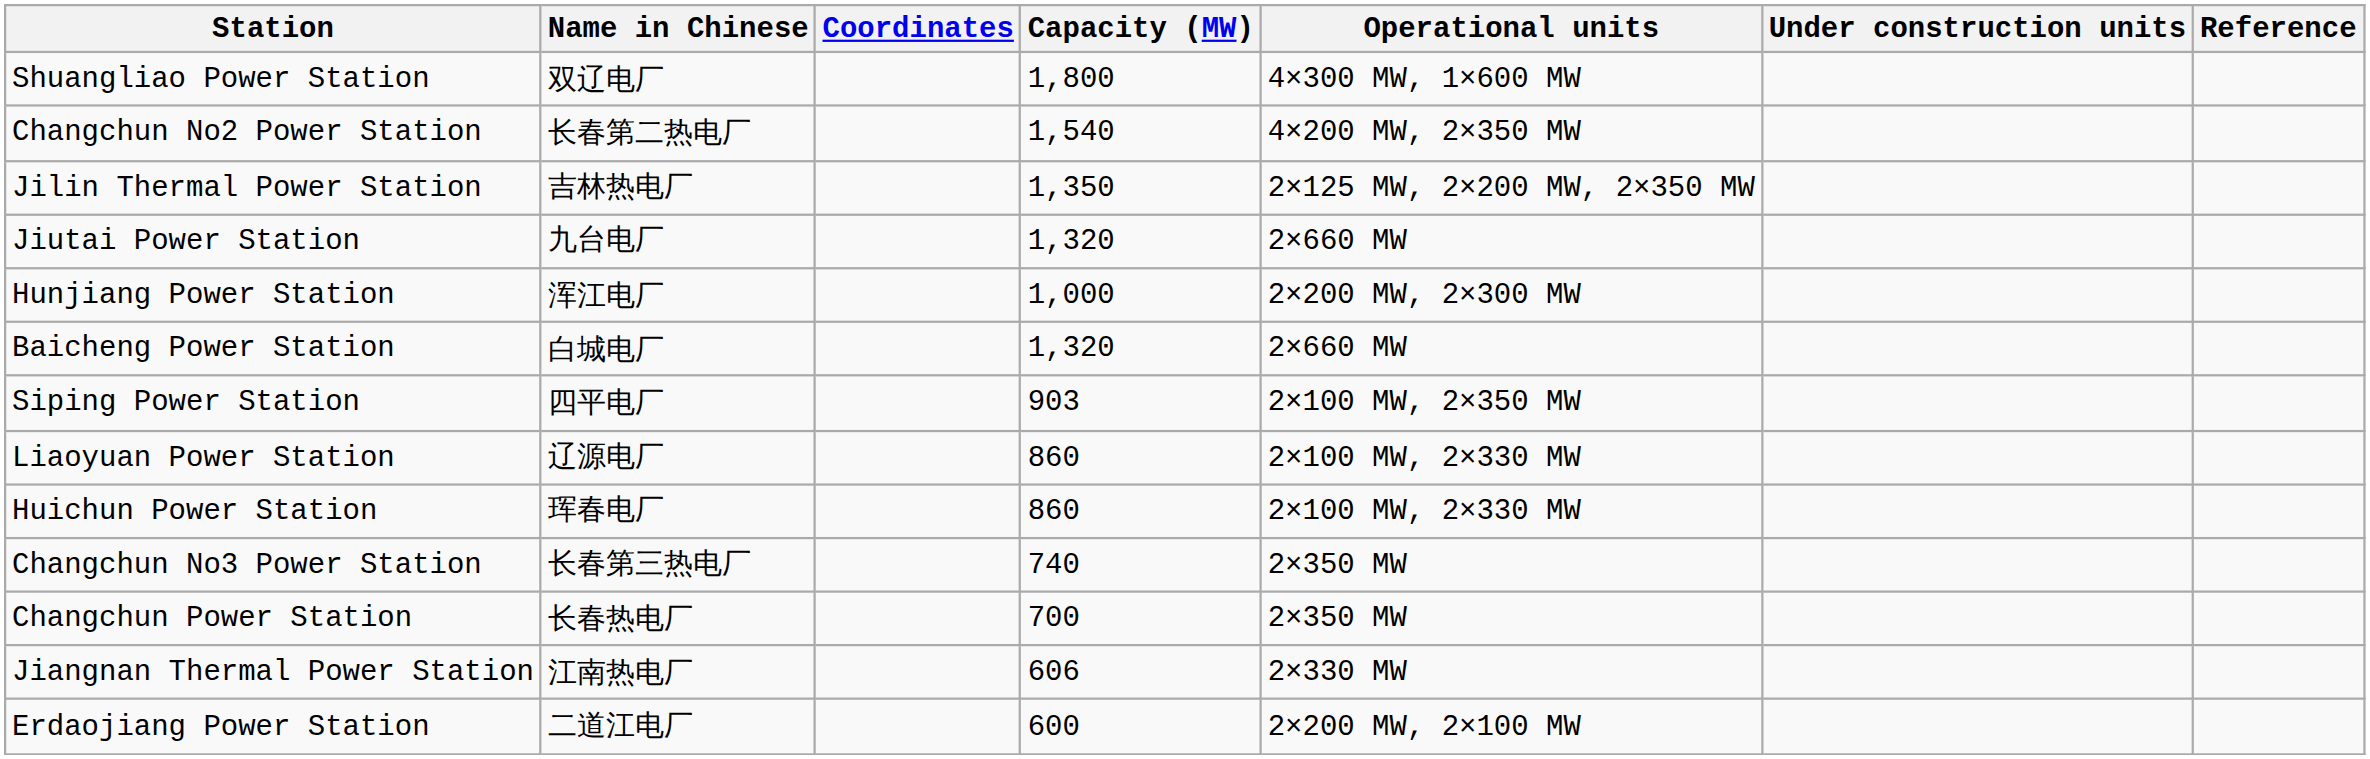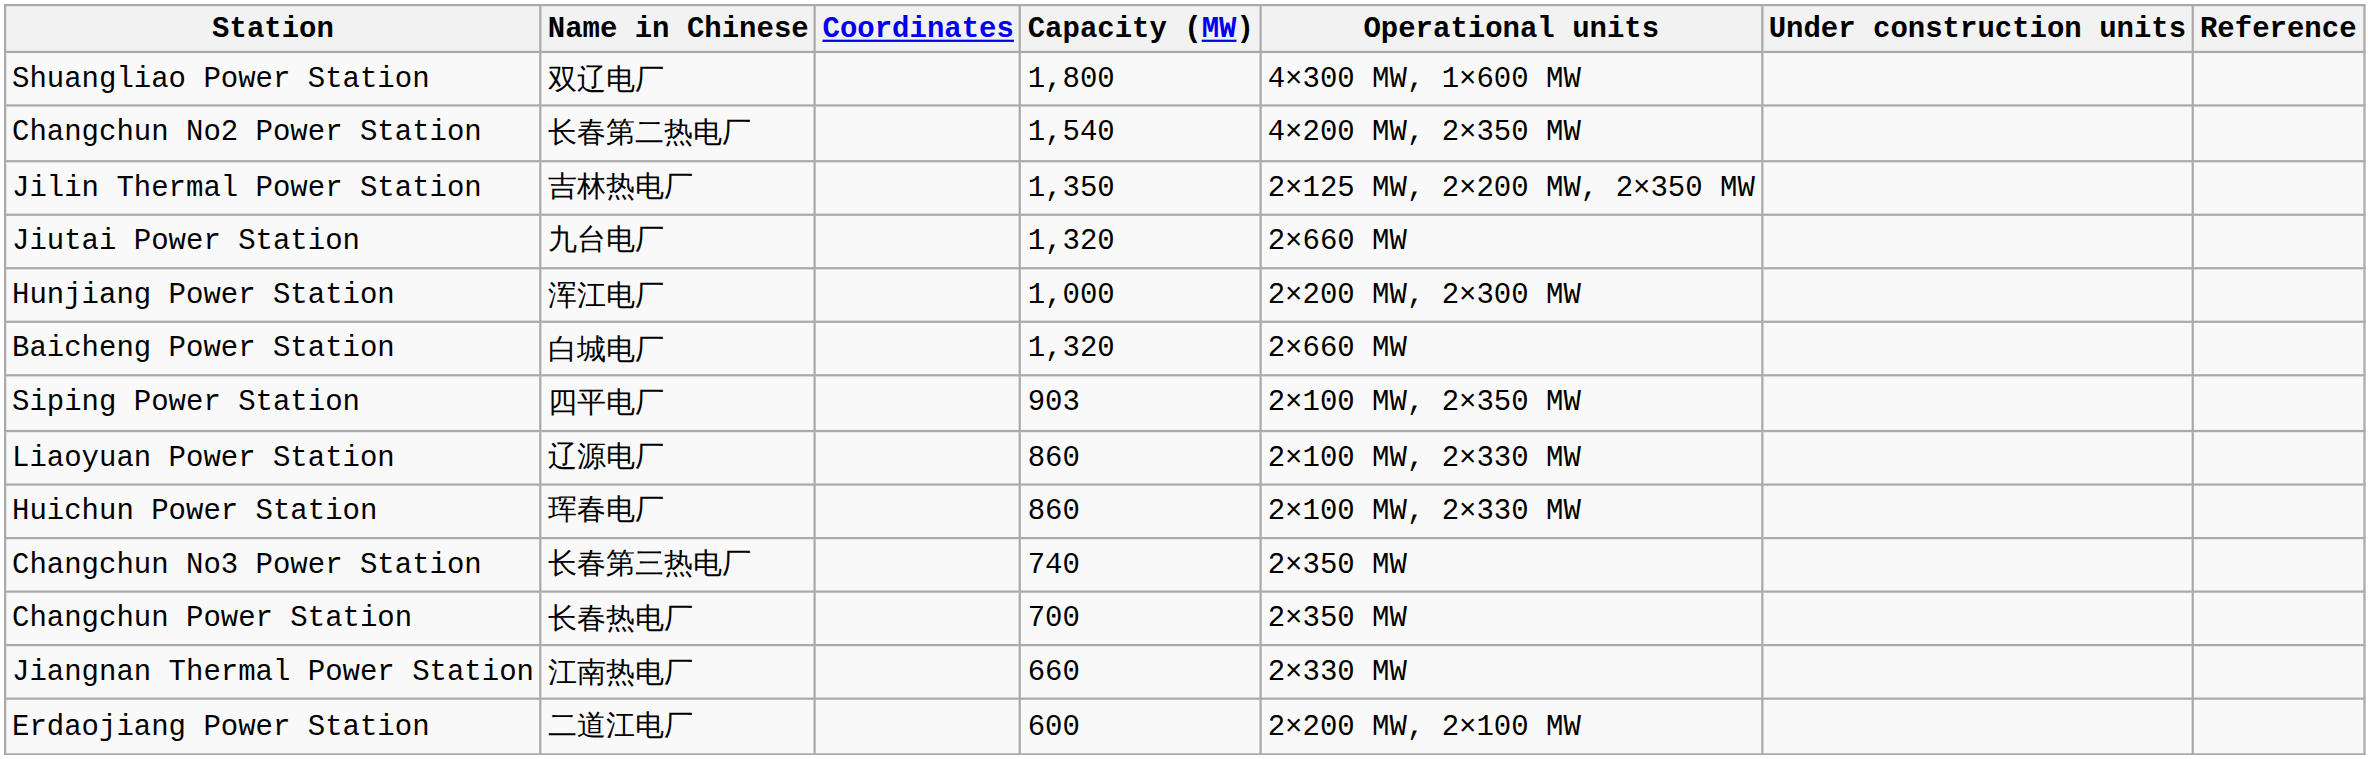(1054, 673) 606 -> (1054, 673) 660
